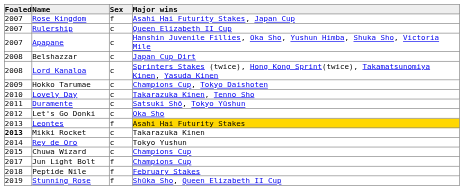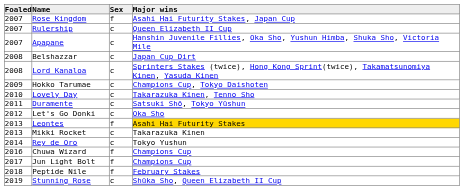(14, 133) bold -> (14, 133) normal
(14, 152) 2015 -> (14, 152) 2016
(112, 152) c -> (112, 152) f
(112, 181) f -> (112, 181) c
